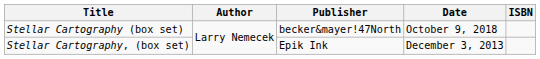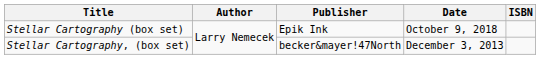(340, 29) becker&mayer!47North -> (303, 29) Epik Ink
(303, 46) Epik Ink -> (340, 46) becker&mayer!47North
